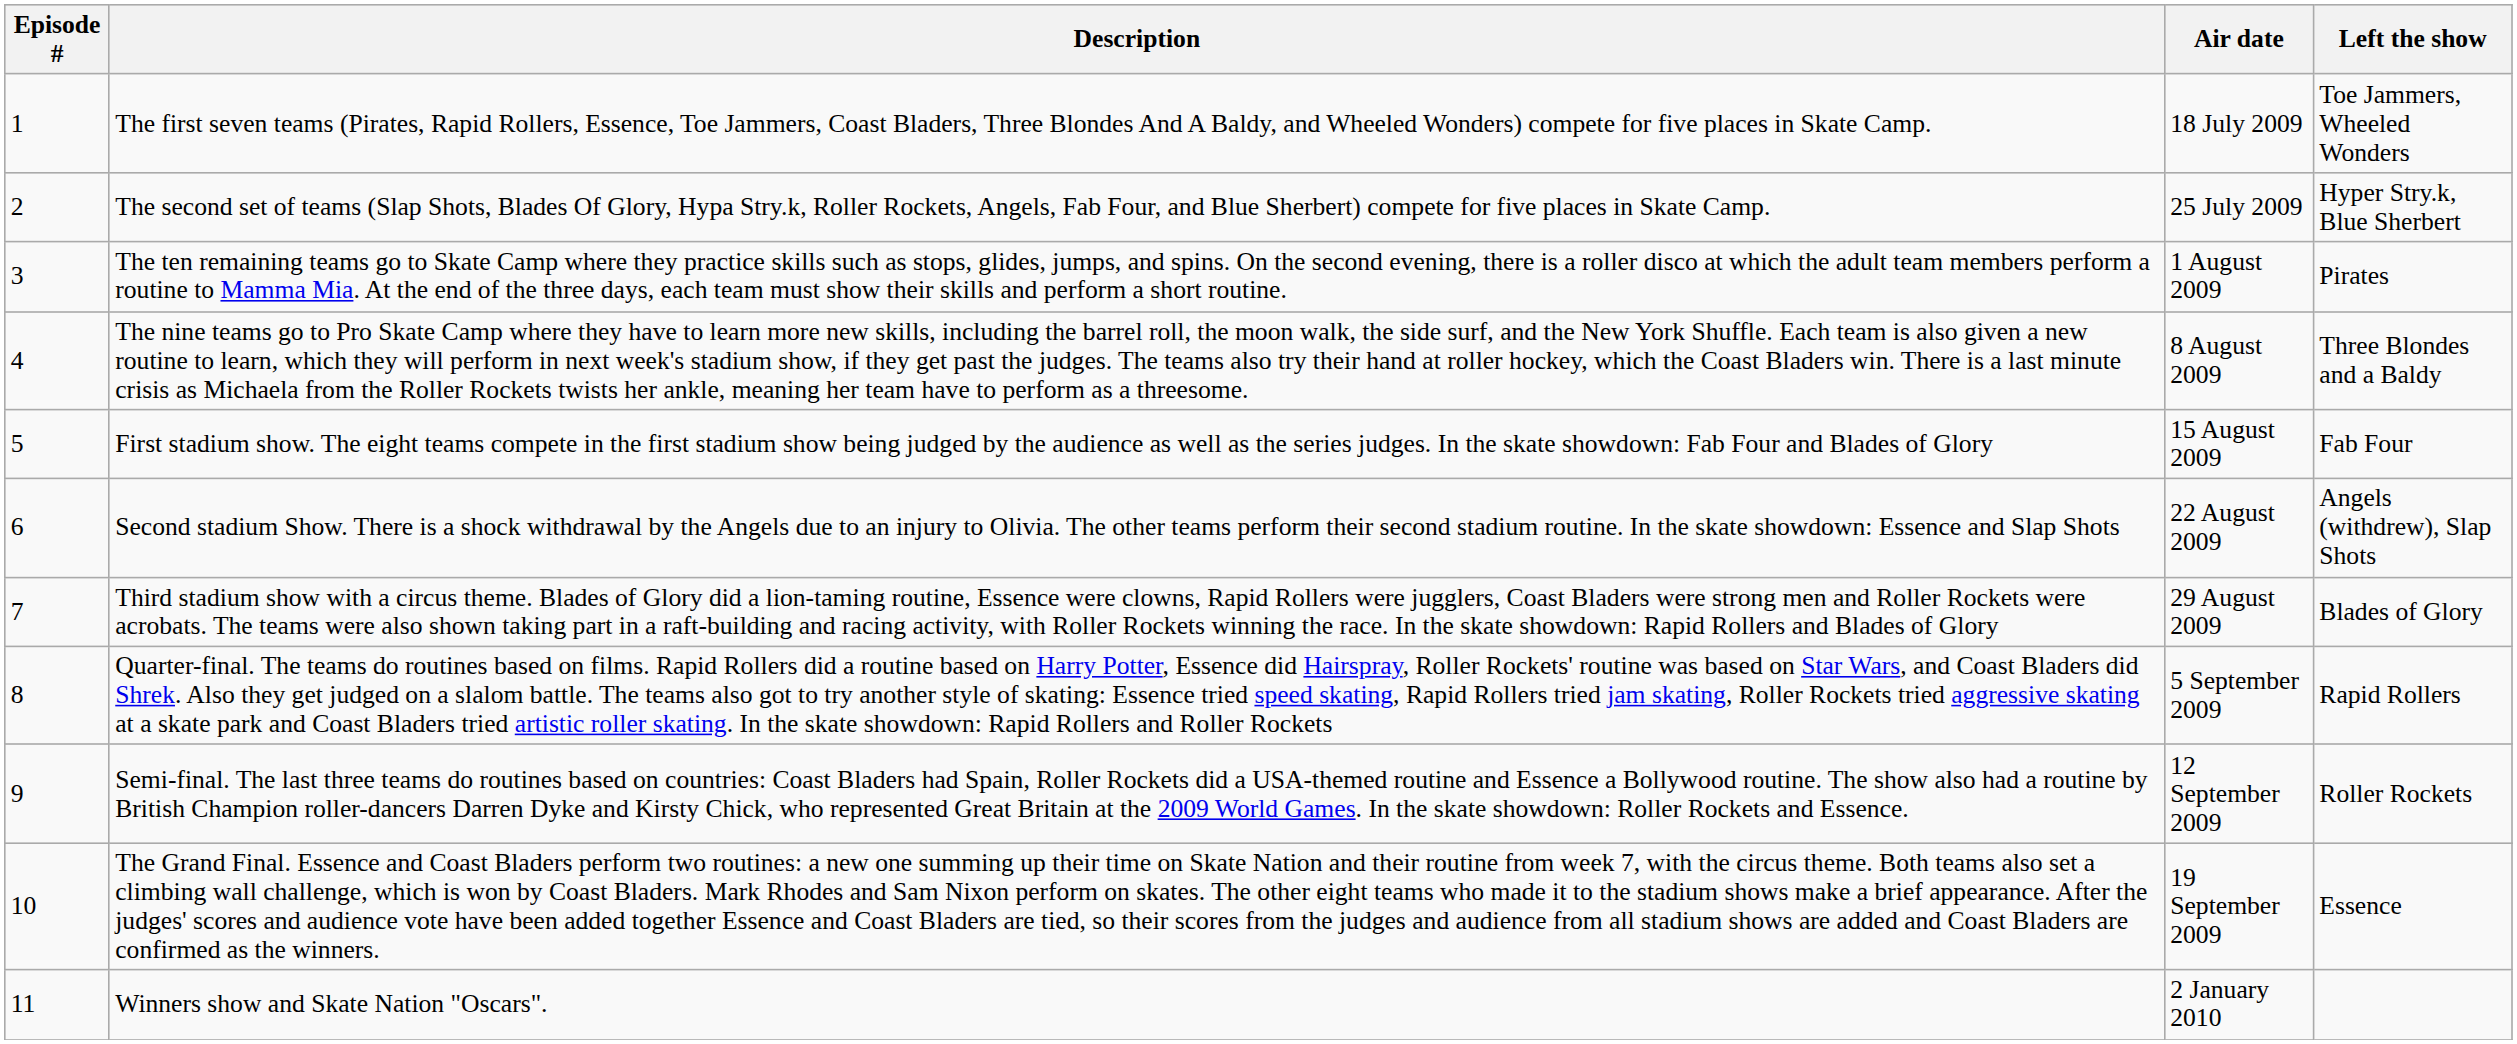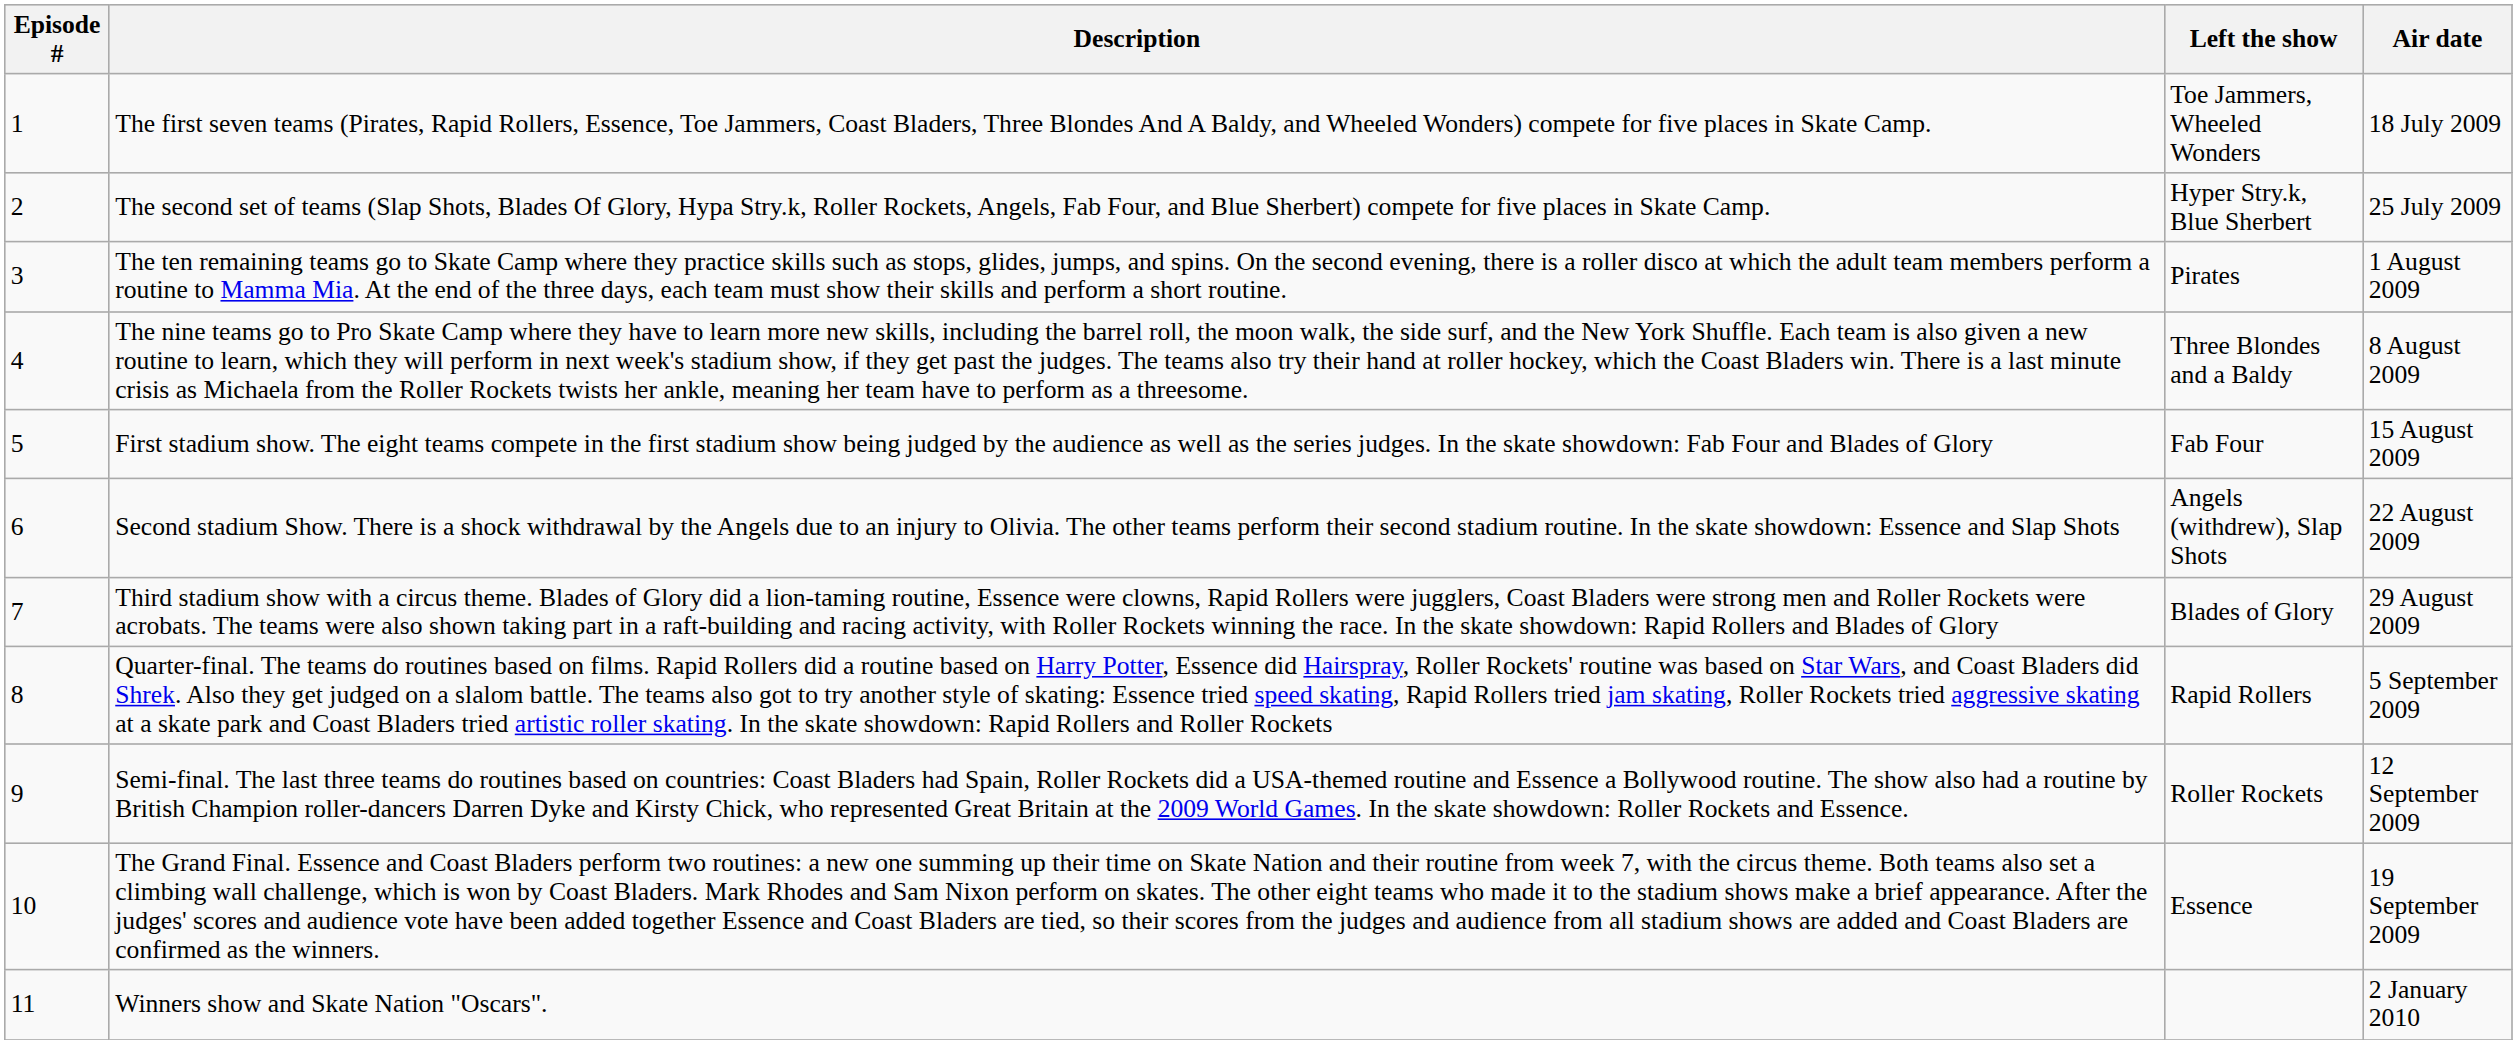columns swapped: (2239, 39) <-> (2413, 39)
